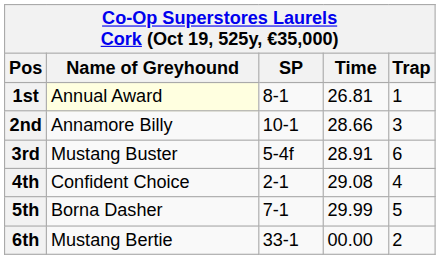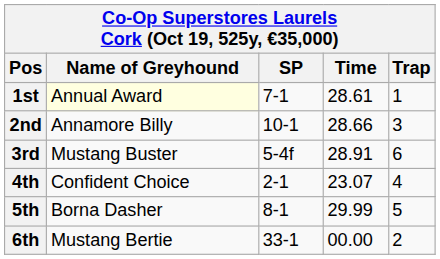(276, 96) 8-1 -> (276, 96) 7-1
(350, 96) 26.81 -> (350, 96) 28.61
(350, 182) 29.08 -> (350, 182) 23.07
(276, 211) 7-1 -> (276, 211) 8-1
